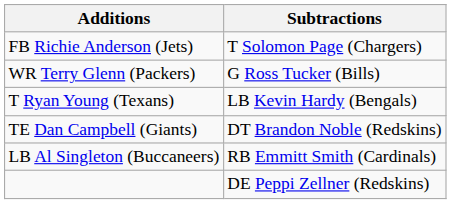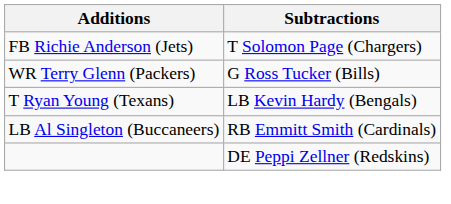- row: (103, 128)
